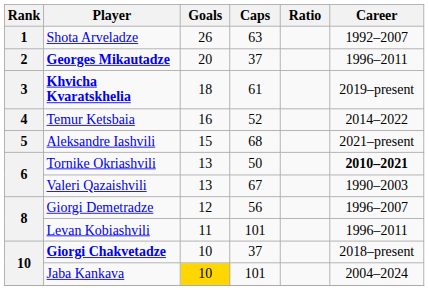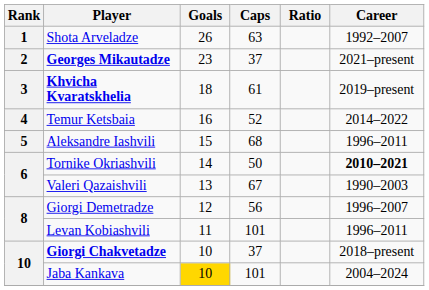(205, 59) 20 -> (205, 59) 23
(377, 59) 1996–2011 -> (377, 59) 2021–present
(377, 141) 2021–present -> (377, 141) 1996–2011
(205, 163) 13 -> (205, 163) 14
